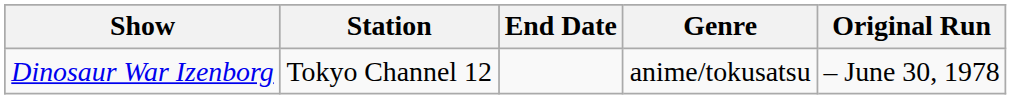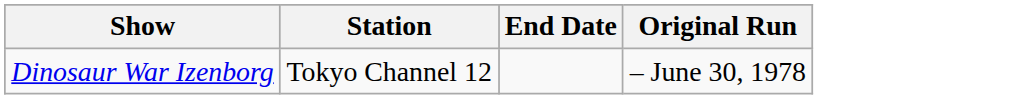- column: (720, 26)
